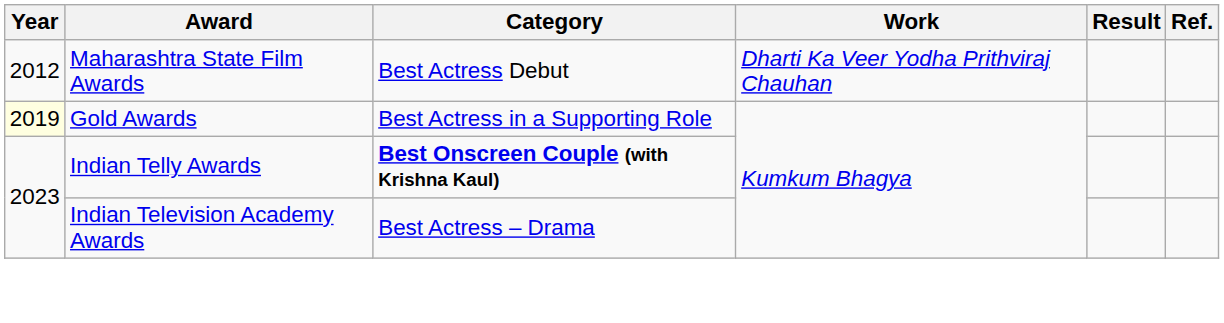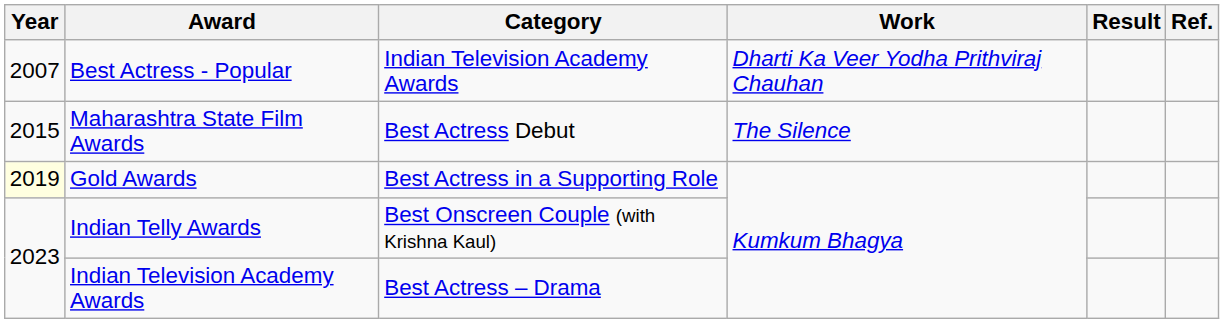+ row: (181, 70)
(35, 70) 2012 -> (35, 131) 2015
(896, 70) Dharti Ka Veer Yodha Prithviraj Chauhan -> (792, 131) The Silence
(523, 166) bold -> (520, 227) normal
